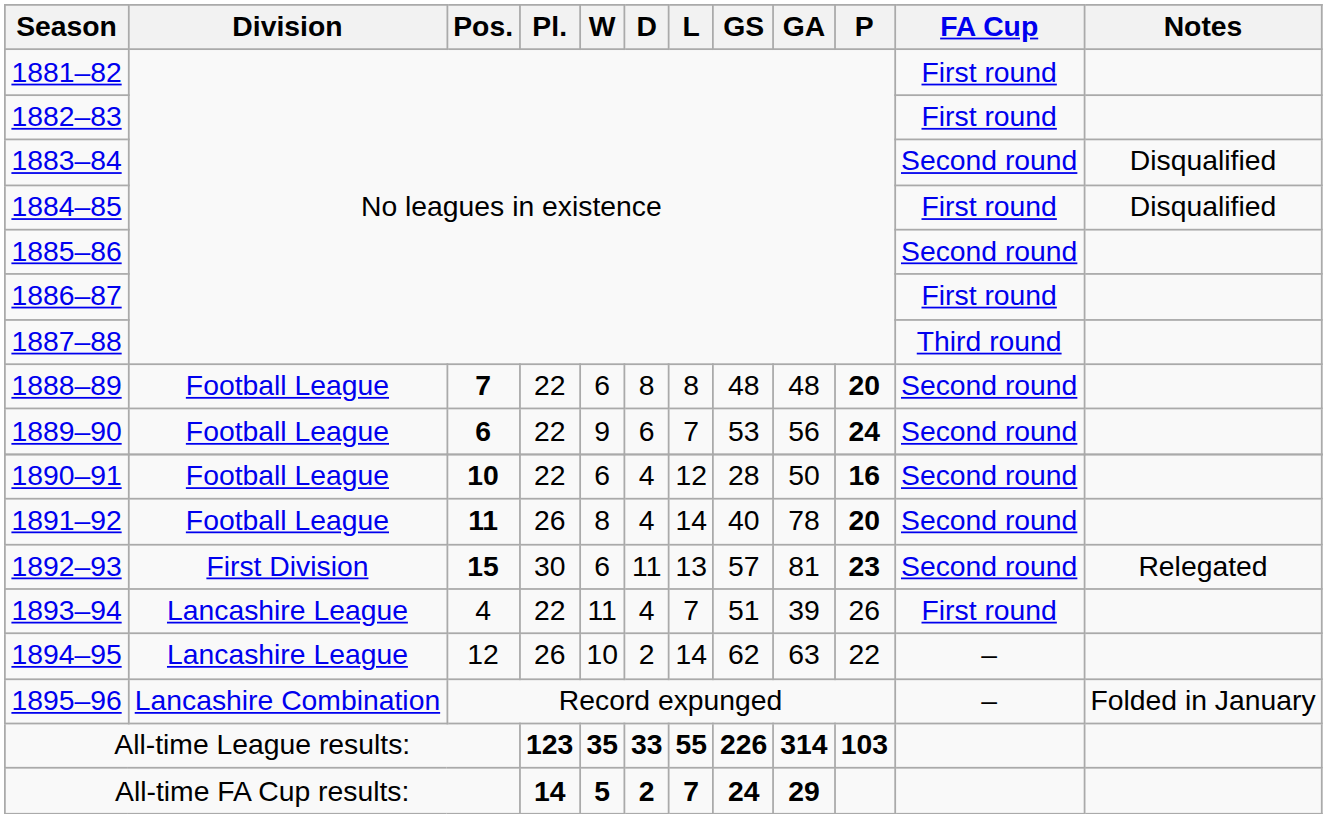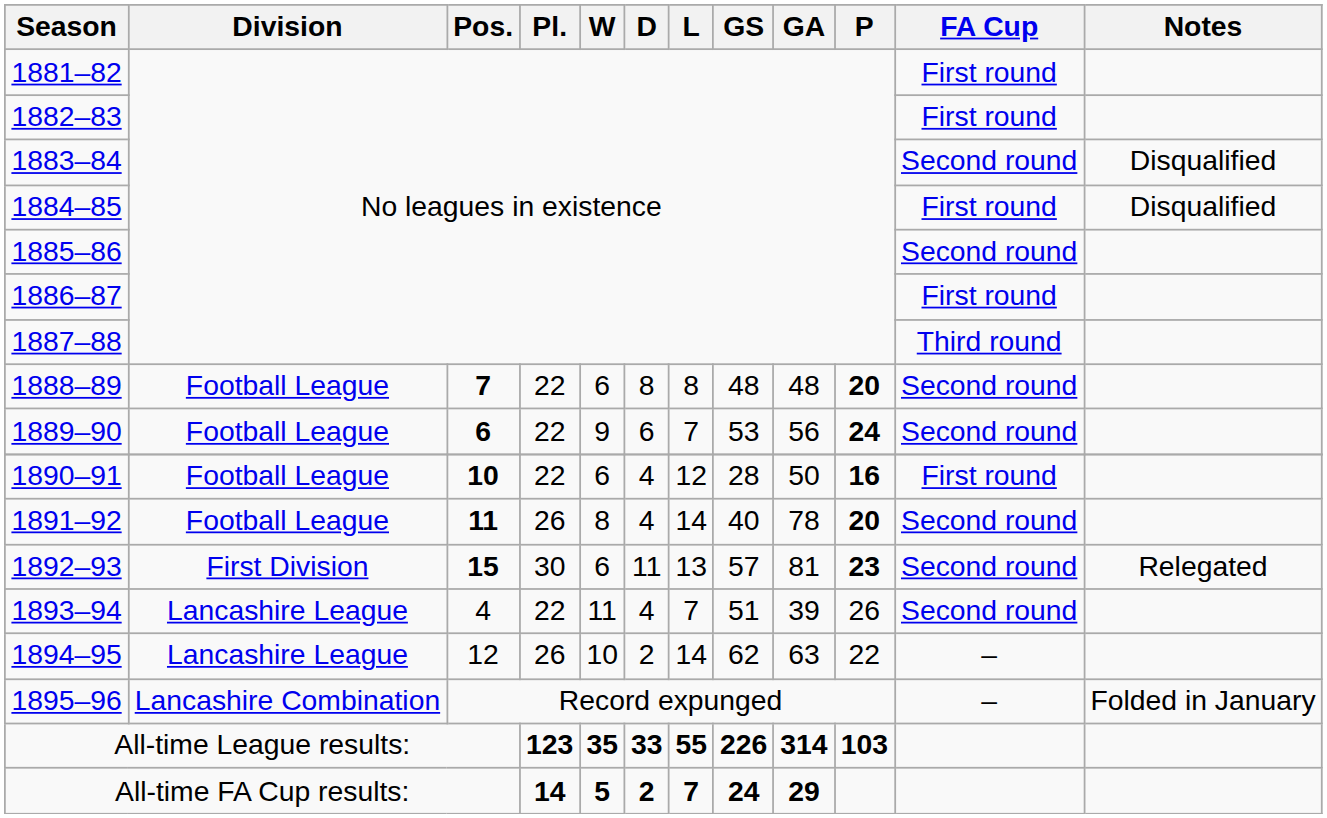(989, 476) Second round -> (989, 476) First round
(989, 610) First round -> (989, 610) Second round
